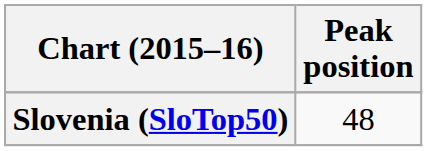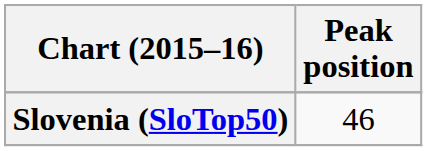(358, 118) 48 -> (358, 118) 46
